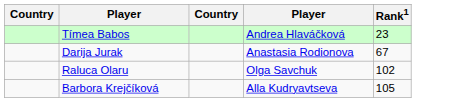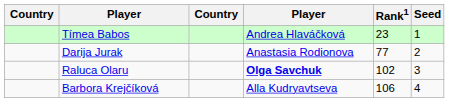+ column: (428, 15)
(382, 52) 67 -> (382, 52) 77
(282, 70) normal -> (284, 70) bold
(385, 88) 105 -> (385, 88) 106
